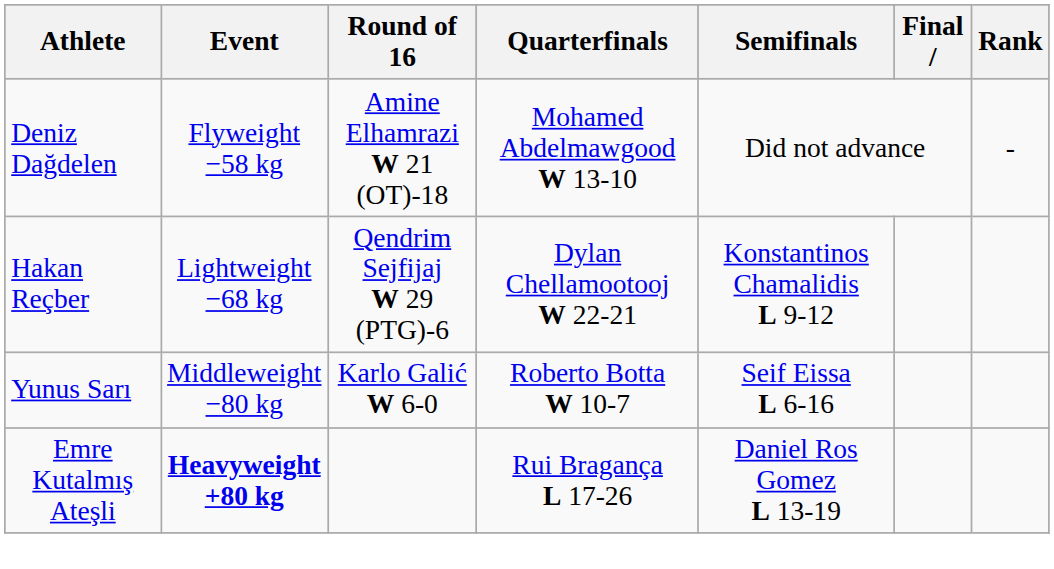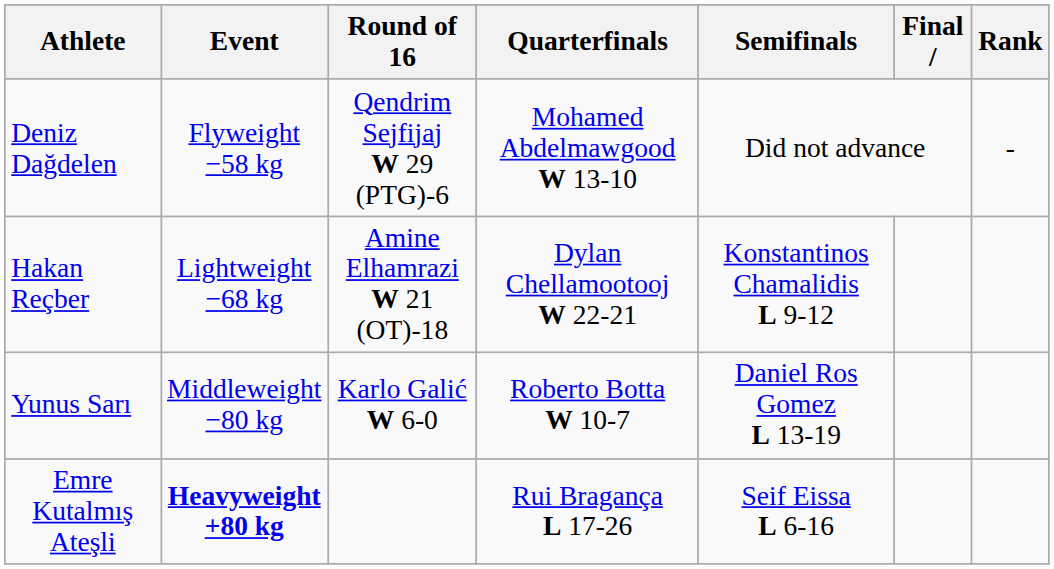(402, 147) Amine Elhamrazi W 21 (OT)-18 -> (402, 147) Qendrim Sejfijaj W 29 (PTG)-6
(402, 283) Qendrim Sejfijaj W 29 (PTG)-6 -> (402, 283) Amine Elhamrazi W 21 (OT)-18
(796, 389) Seif Eissa L 6-16 -> (796, 404) Daniel Ros Gomez L 13-19
(796, 479) Daniel Ros Gomez L 13-19 -> (796, 510) Seif Eissa L 6-16
